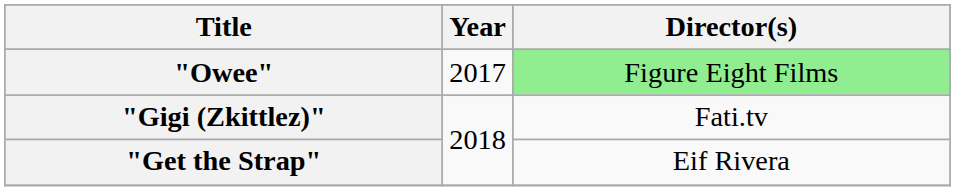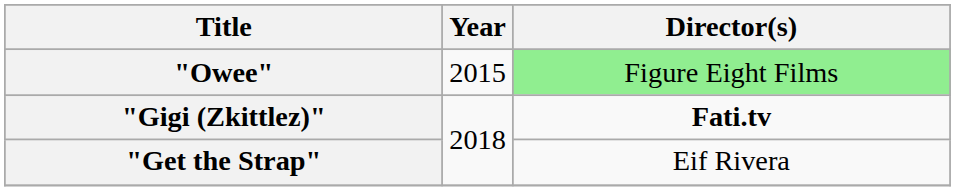(478, 71) 2017 -> (478, 71) 2015
(731, 116) normal -> (731, 116) bold
